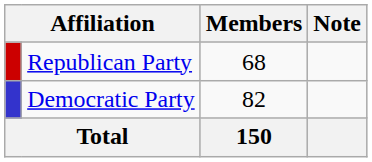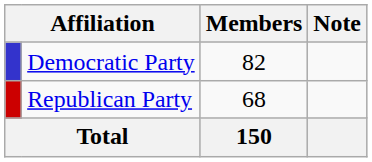rows swapped: (111, 99) <-> (110, 61)
